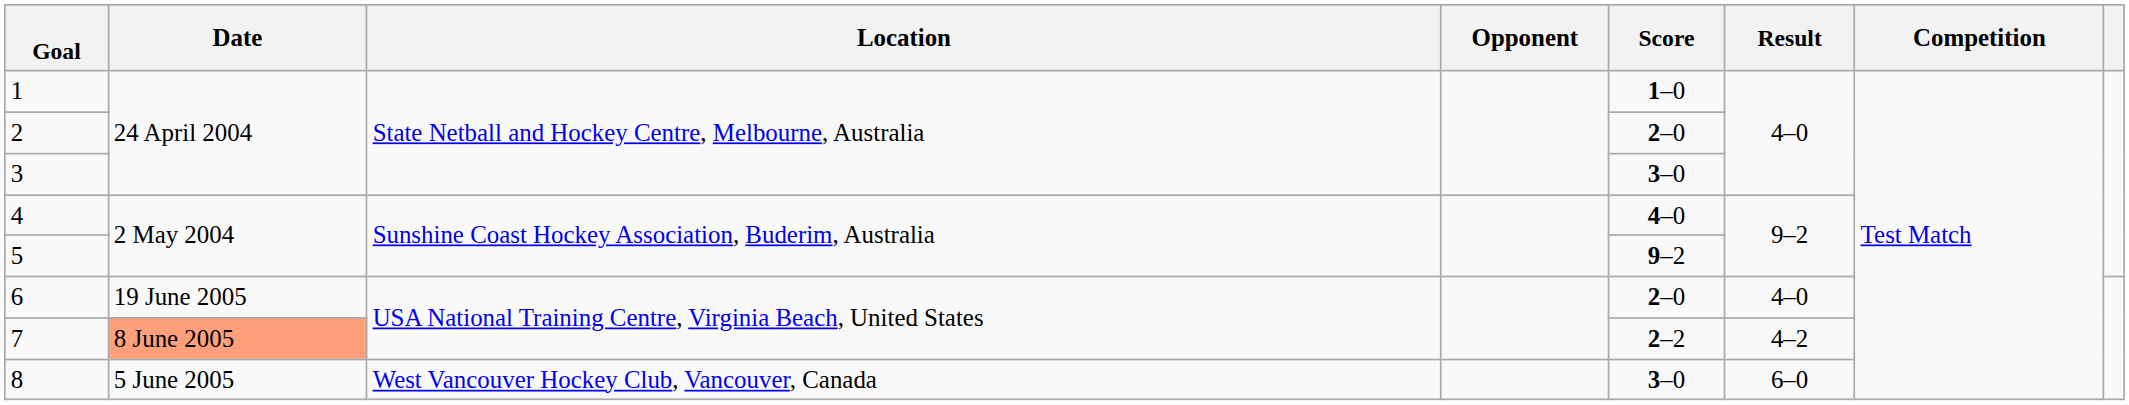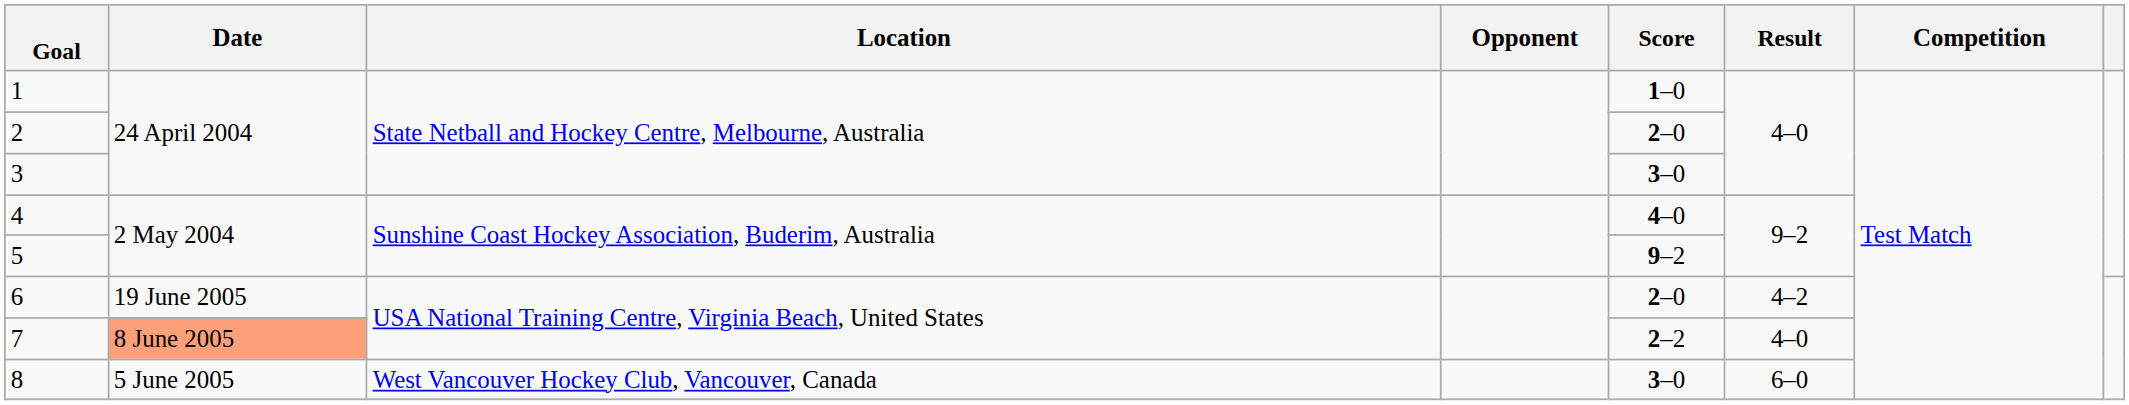(1790, 297) 4–0 -> (1790, 297) 4–2
(1790, 338) 4–2 -> (1790, 338) 4–0
